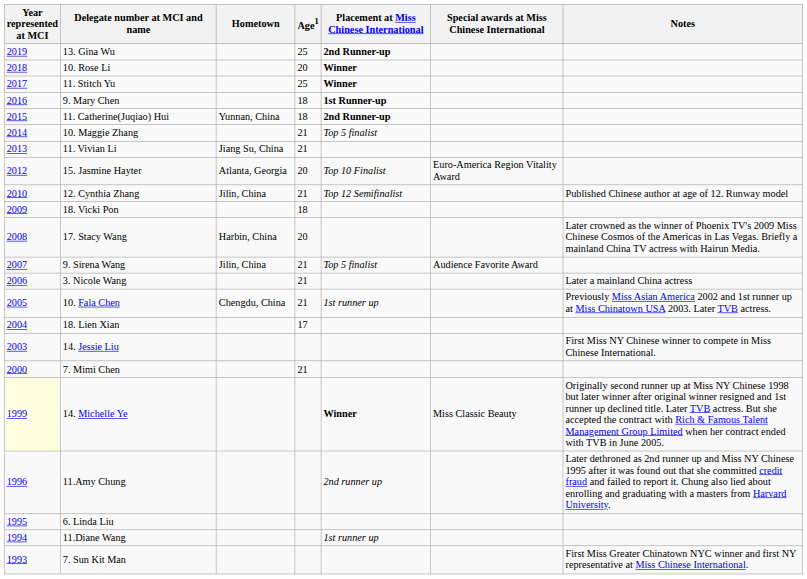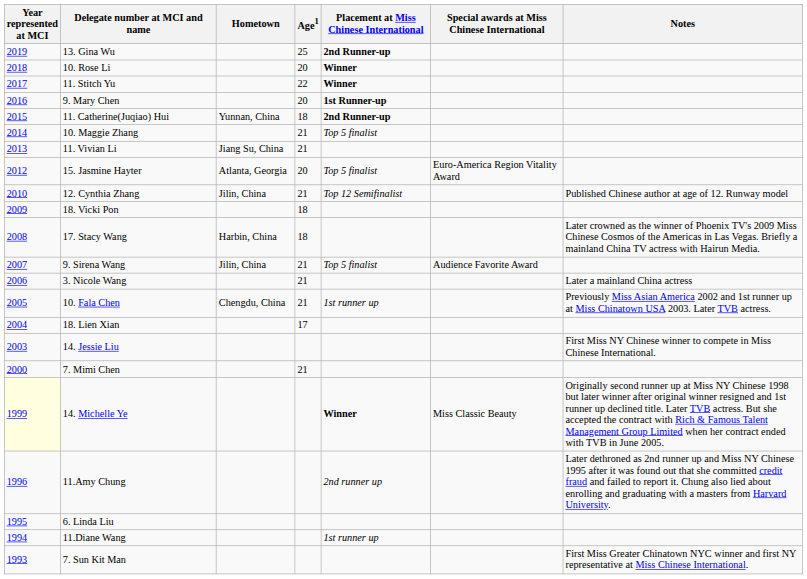(303, 84) 25 -> (303, 84) 22
(303, 100) 18 -> (303, 100) 20
(355, 171) Top 10 Finalist -> (350, 171) Top 5 finalist
(303, 237) 20 -> (303, 237) 18
